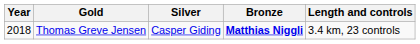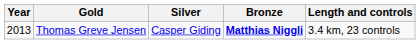(19, 30) 2018 -> (19, 30) 2013
